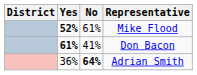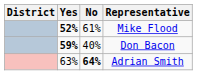(69, 45) 61% -> (69, 45) 59%
(92, 45) 41% -> (92, 45) 40%
(69, 61) 36% -> (69, 61) 63%
